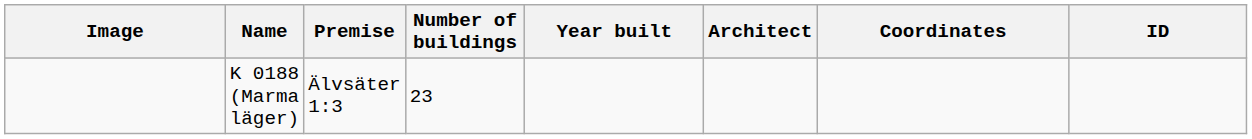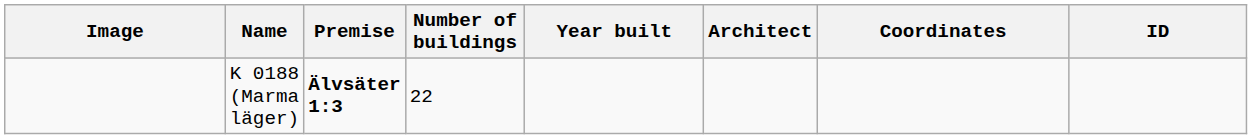(354, 96) normal -> (354, 96) bold
(421, 96) 23 -> (421, 96) 22
